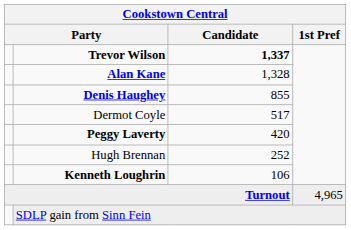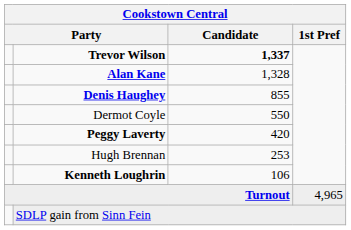(280, 114) 517 -> (280, 114) 550
(280, 154) 252 -> (280, 154) 253
